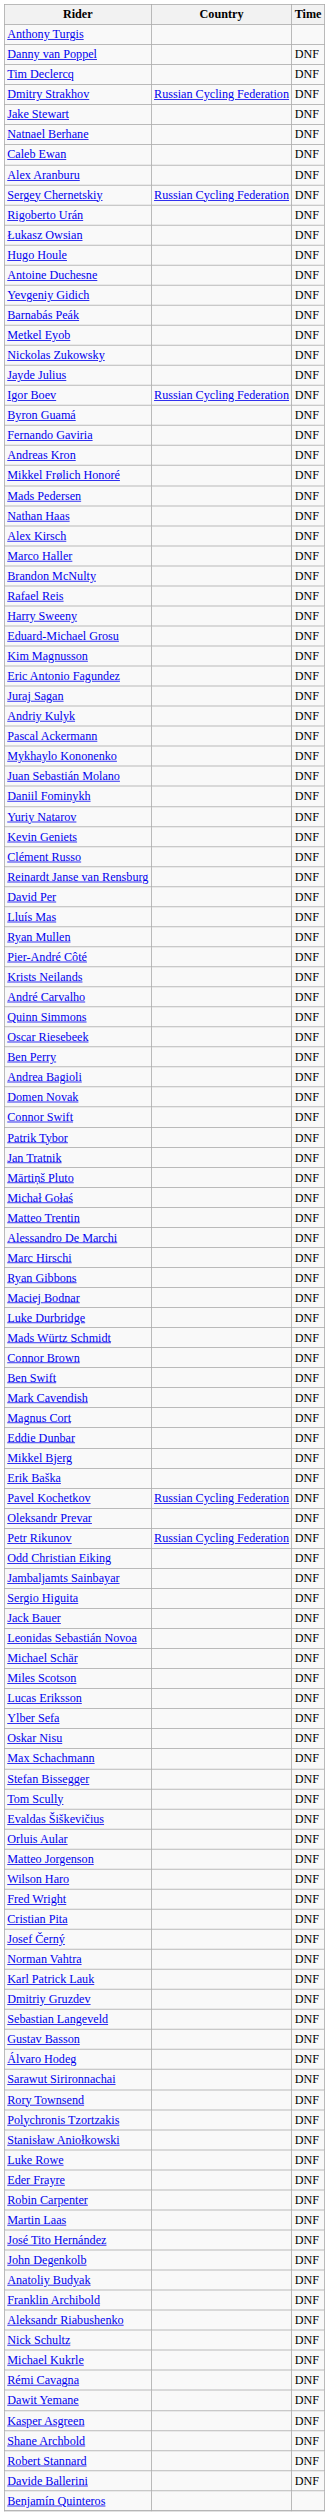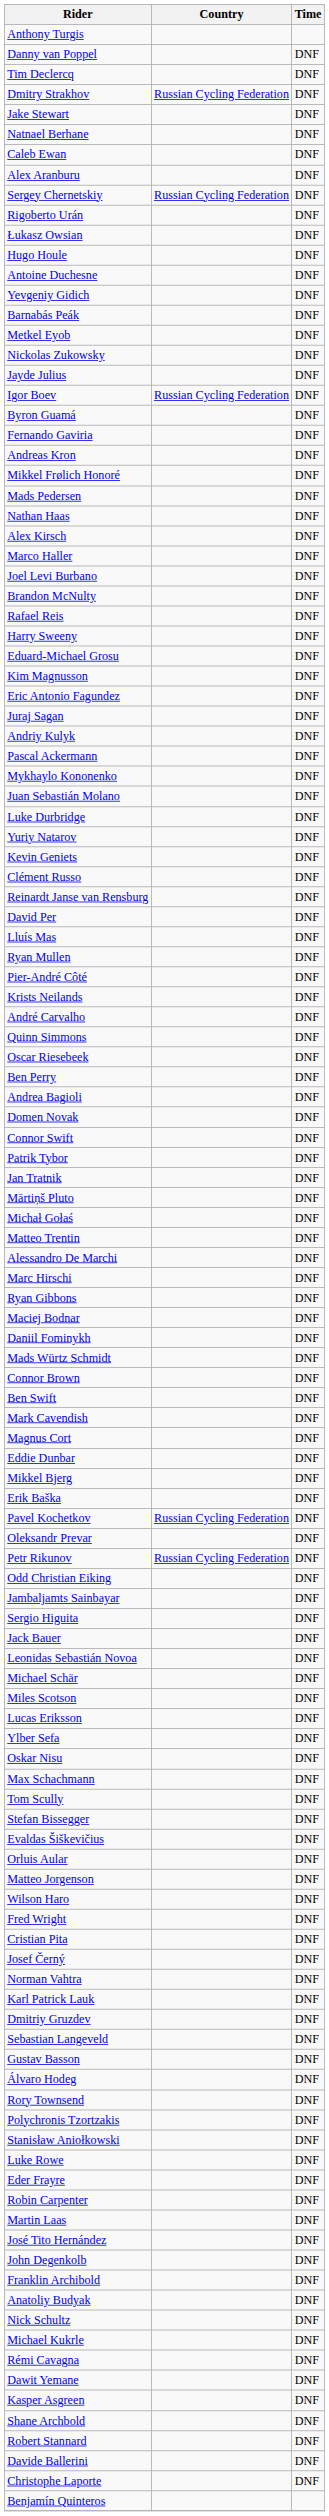+ row: (52, 576)
rows swapped: (49, 796) <-> (46, 1317)
rows swapped: (48, 1779) <-> (35, 1799)
- row: (61, 2079)
rows swapped: (49, 2280) <-> (54, 2300)
- row: (65, 2320)
+ row: (54, 2480)
